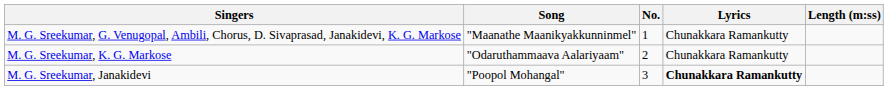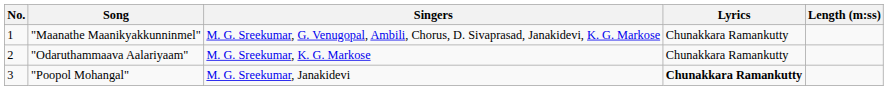columns swapped: (651, 14) <-> (234, 14)
